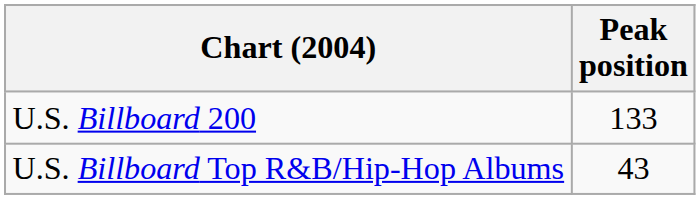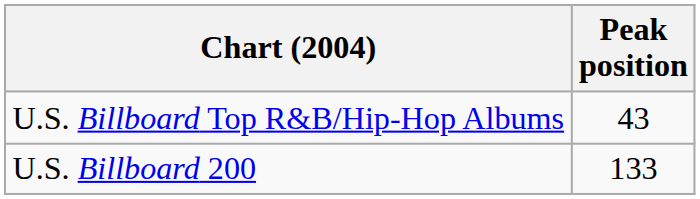rows swapped: (134, 117) <-> (288, 168)
